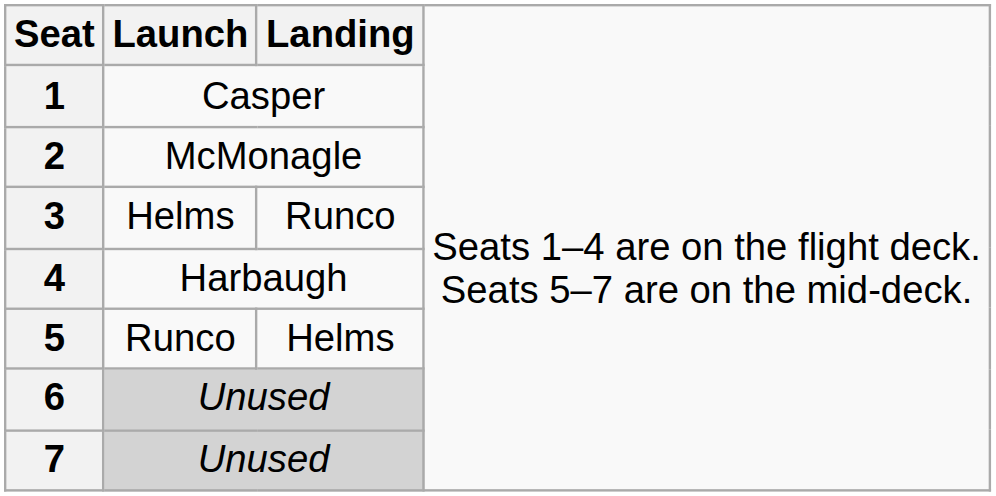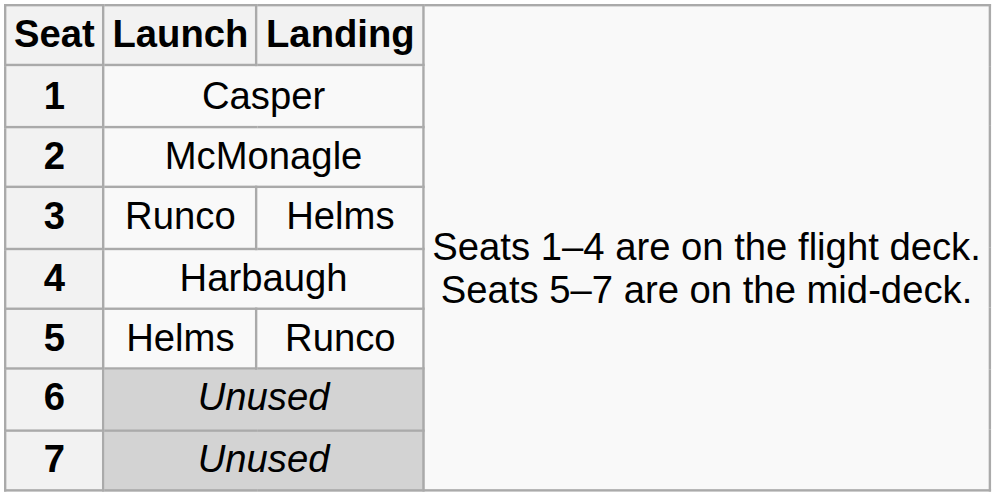(180, 216) Helms -> (180, 216) Runco
(340, 216) Runco -> (340, 216) Helms
(180, 338) Runco -> (180, 338) Helms
(340, 338) Helms -> (340, 338) Runco
